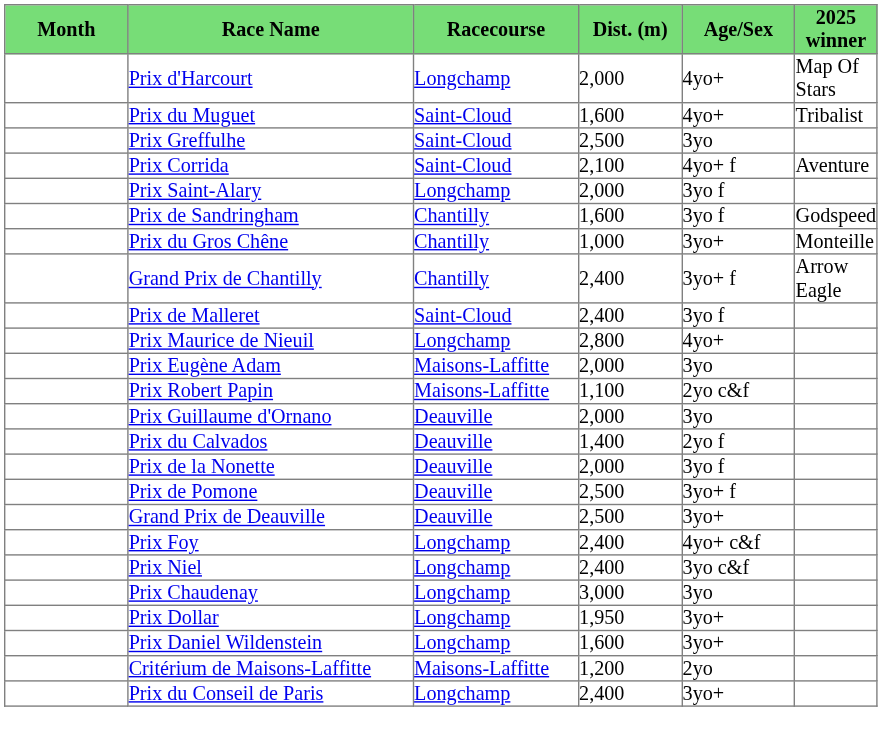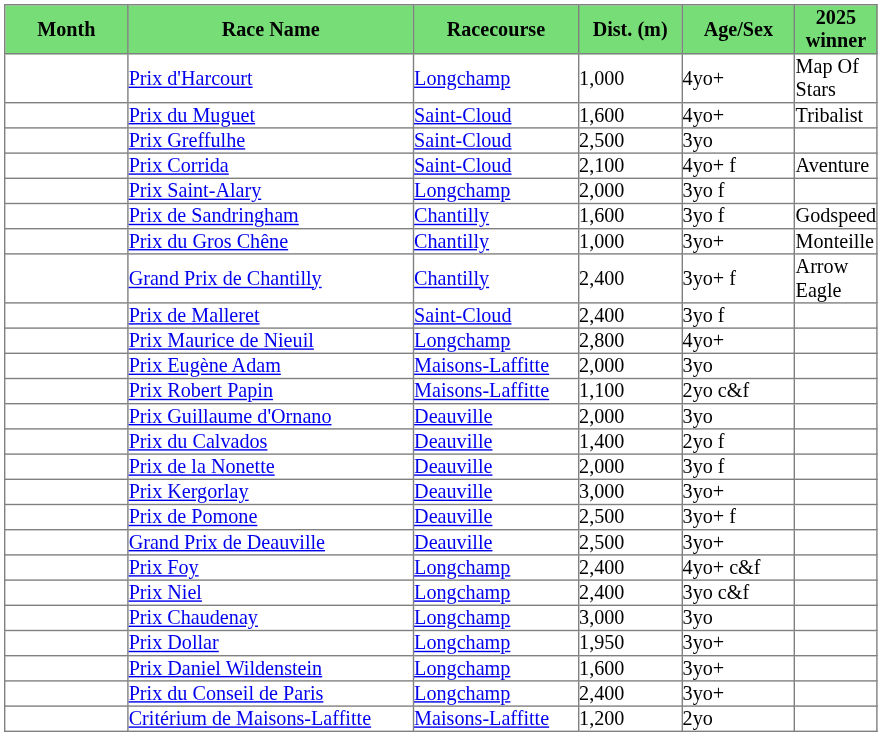(602, 78) 2,000 -> (602, 78) 1,000
+ row: (189, 491)
rows swapped: (250, 668) <-> (226, 693)
